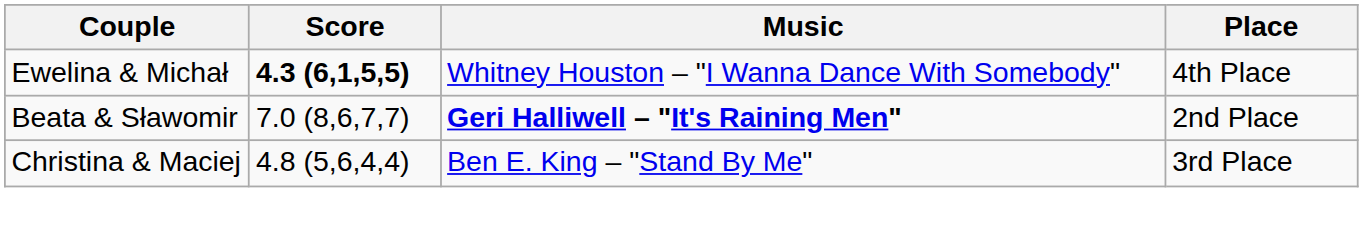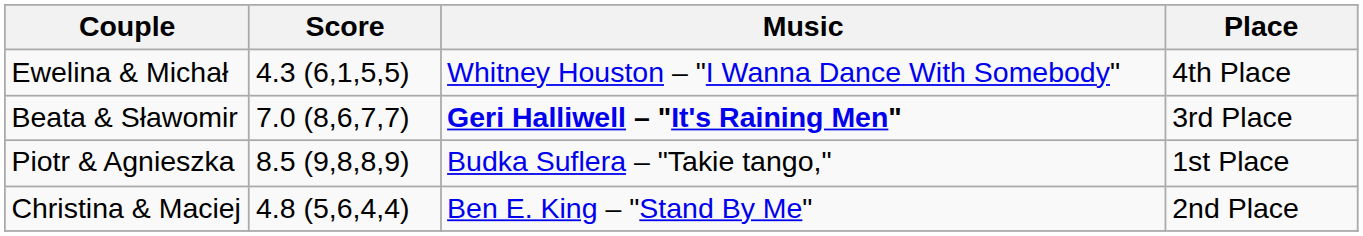(333, 72) bold -> (333, 72) normal
(1236, 117) 2nd Place -> (1232, 117) 3rd Place
+ row: (123, 162)
(1232, 162) 3rd Place -> (1236, 207) 2nd Place
